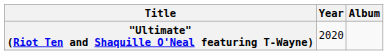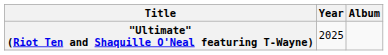(331, 36) 2020 -> (331, 36) 2025
